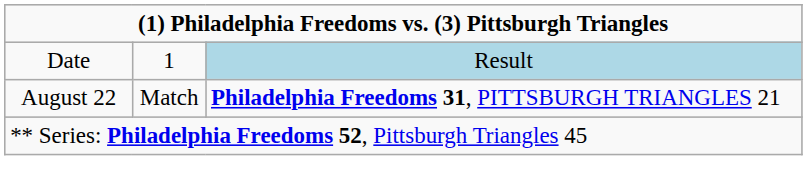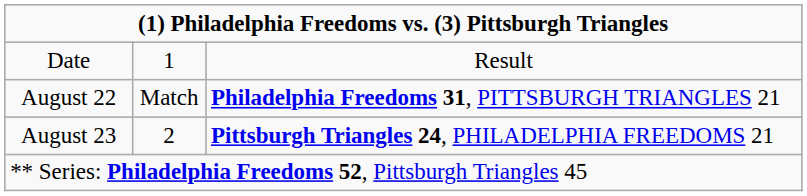(503, 60) lightblue background -> (503, 60) no background
+ row: (69, 134)
